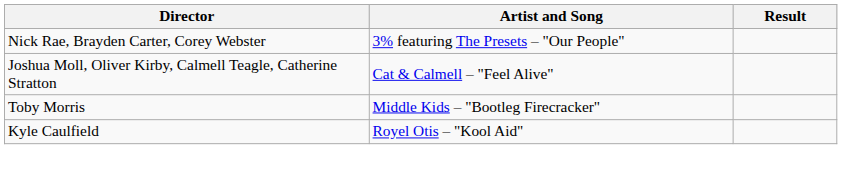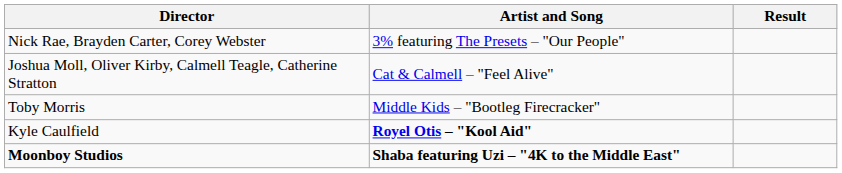(448, 131) normal -> (452, 131) bold
+ row: (65, 155)
